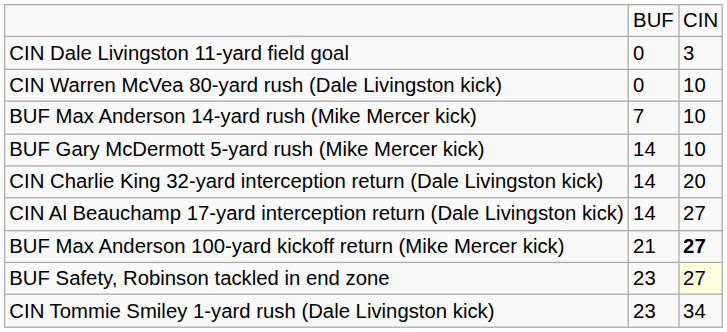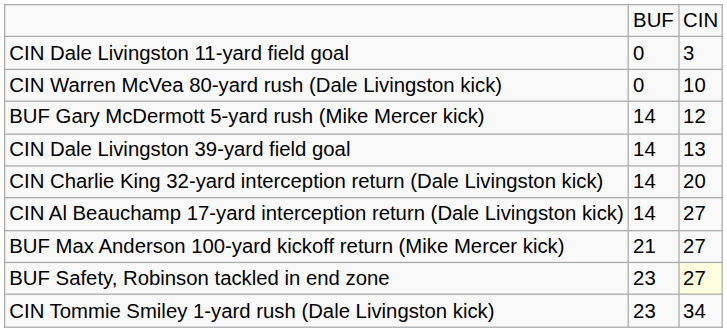- row: (243, 117)
(694, 149) 10 -> (694, 117) 12
+ row: (180, 149)
(694, 246) bold -> (694, 246) normal
